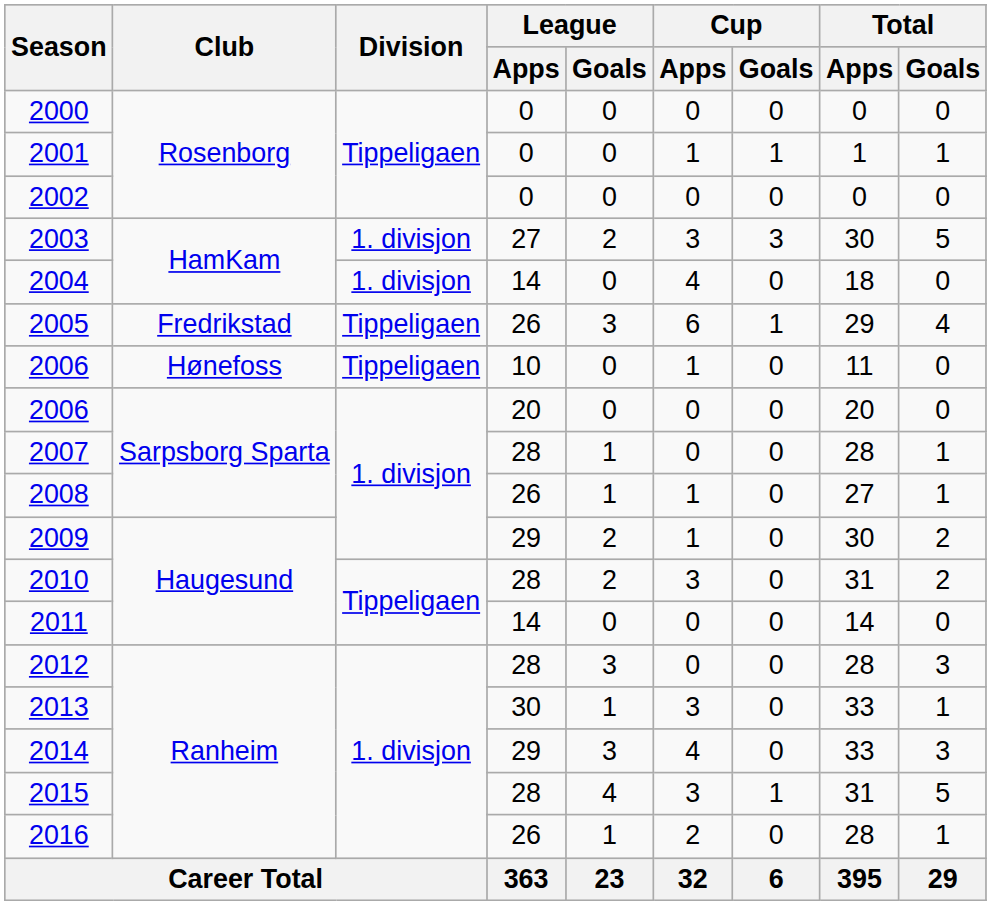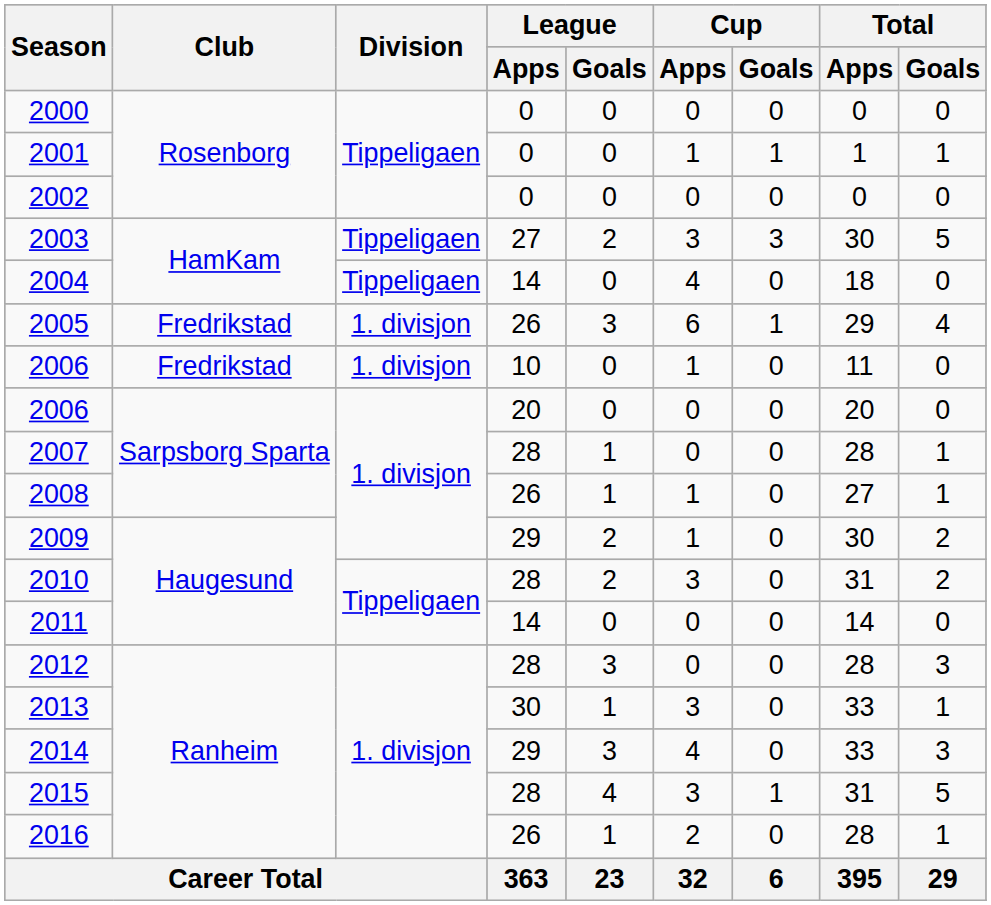(411, 238) 1. divisjon -> (411, 238) Tippeligaen
(411, 281) 1. divisjon -> (411, 281) Tippeligaen
(411, 324) Tippeligaen -> (411, 324) 1. divisjon
(224, 366) Hønefoss -> (224, 366) Fredrikstad
(411, 366) Tippeligaen -> (411, 366) 1. divisjon
